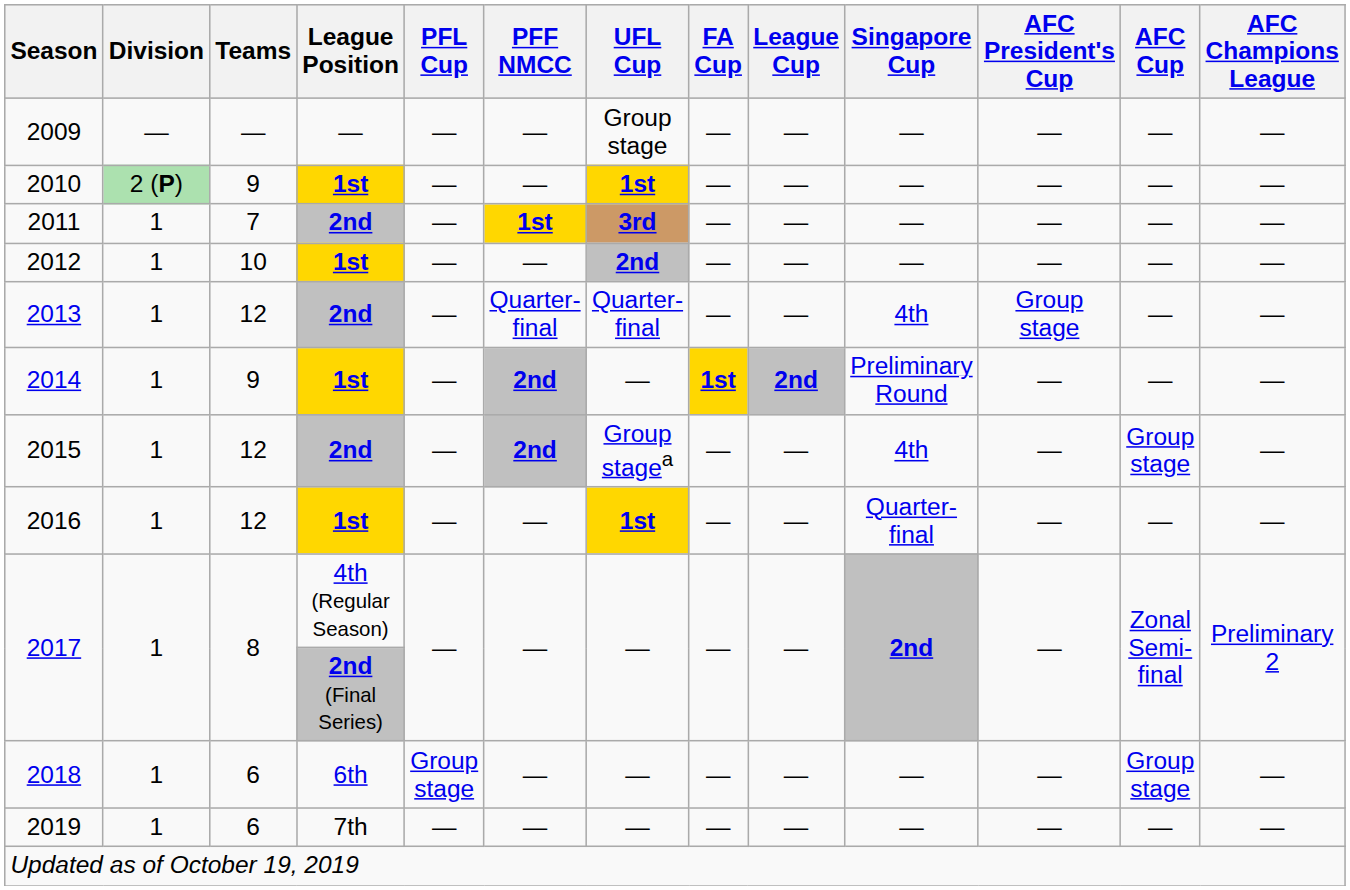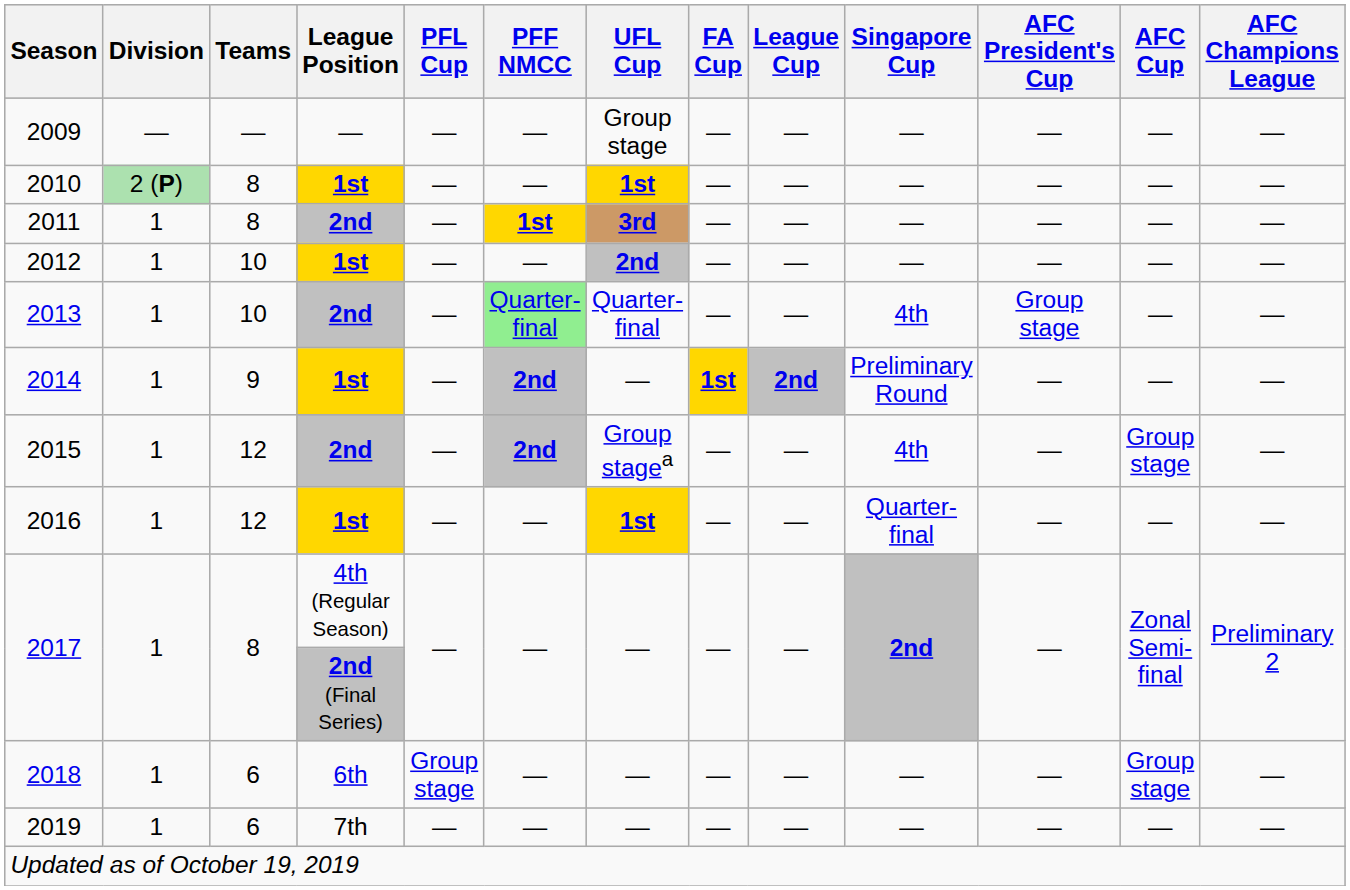(253, 184) 9 -> (253, 184) 8
(253, 223) 7 -> (253, 223) 8
(253, 314) 12 -> (253, 314) 10
(535, 314) no background -> (535, 314) lightgreen background
